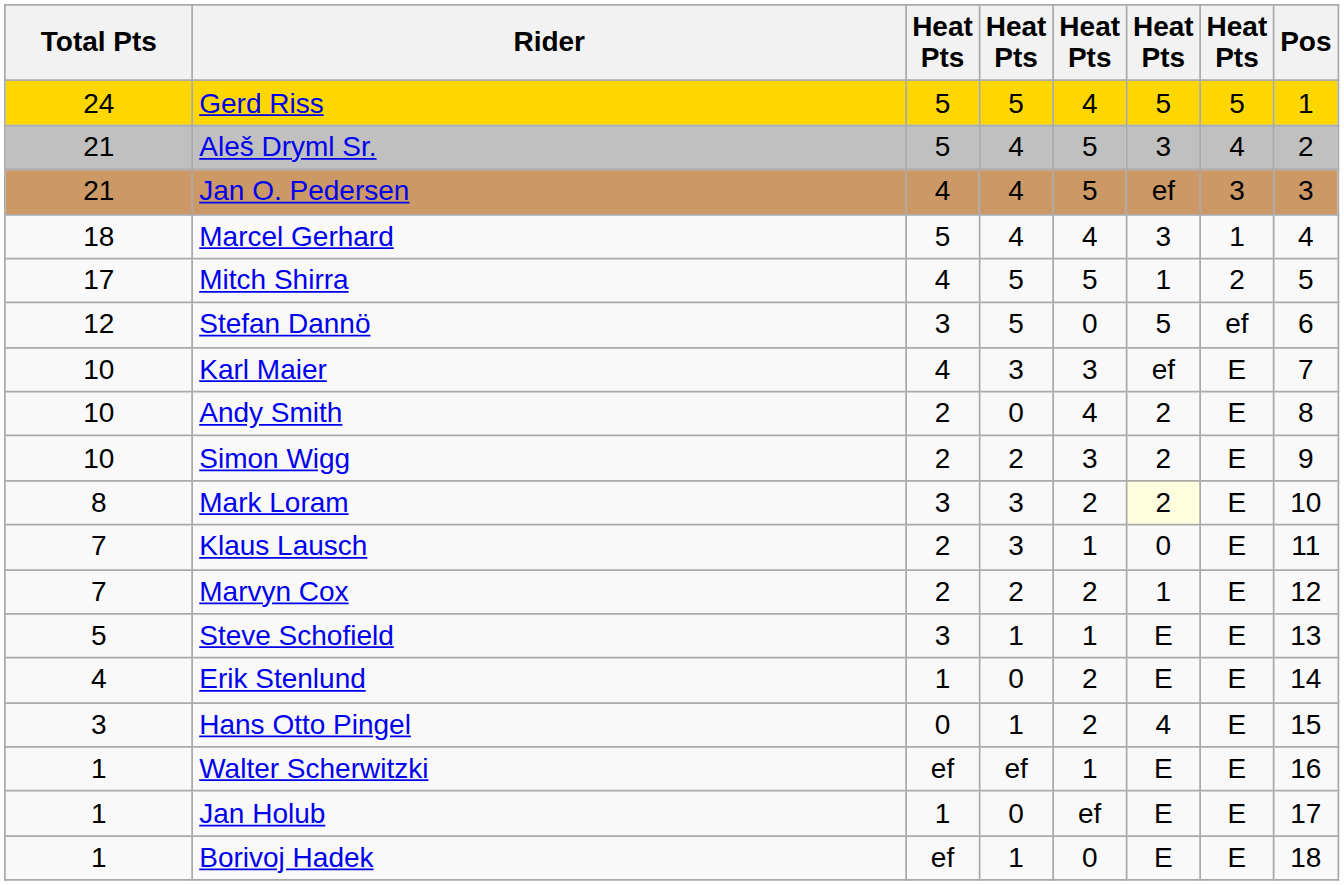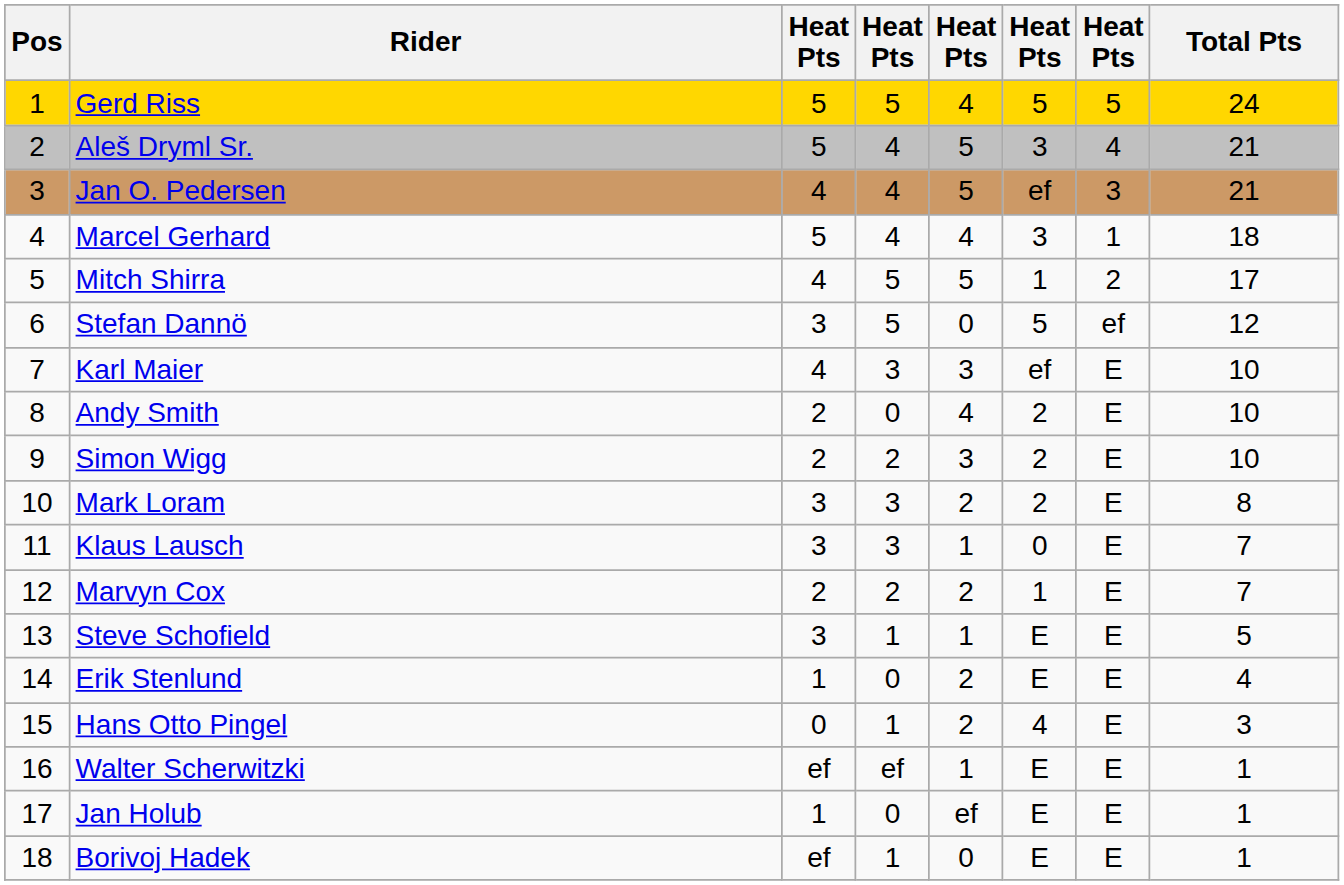columns swapped: (1306, 42) <-> (99, 42)
(1163, 502) lightyellow background -> (1040, 502) no background
(942, 546) 2 -> (819, 546) 3
